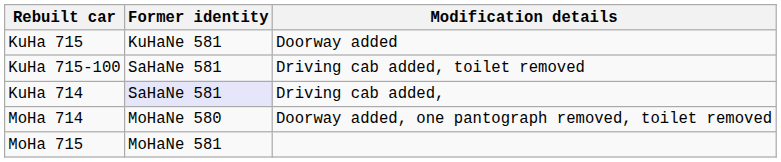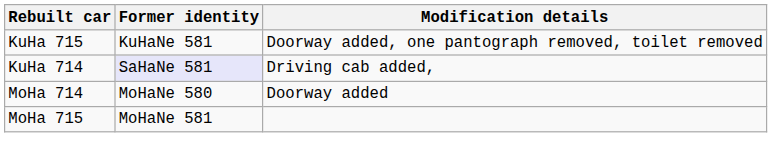(337, 43) Doorway added -> (515, 43) Doorway added, one pantograph removed, toilet removed
- row: (64, 68)
(524, 119) Doorway added, one pantograph removed, toilet removed -> (327, 94) Doorway added
